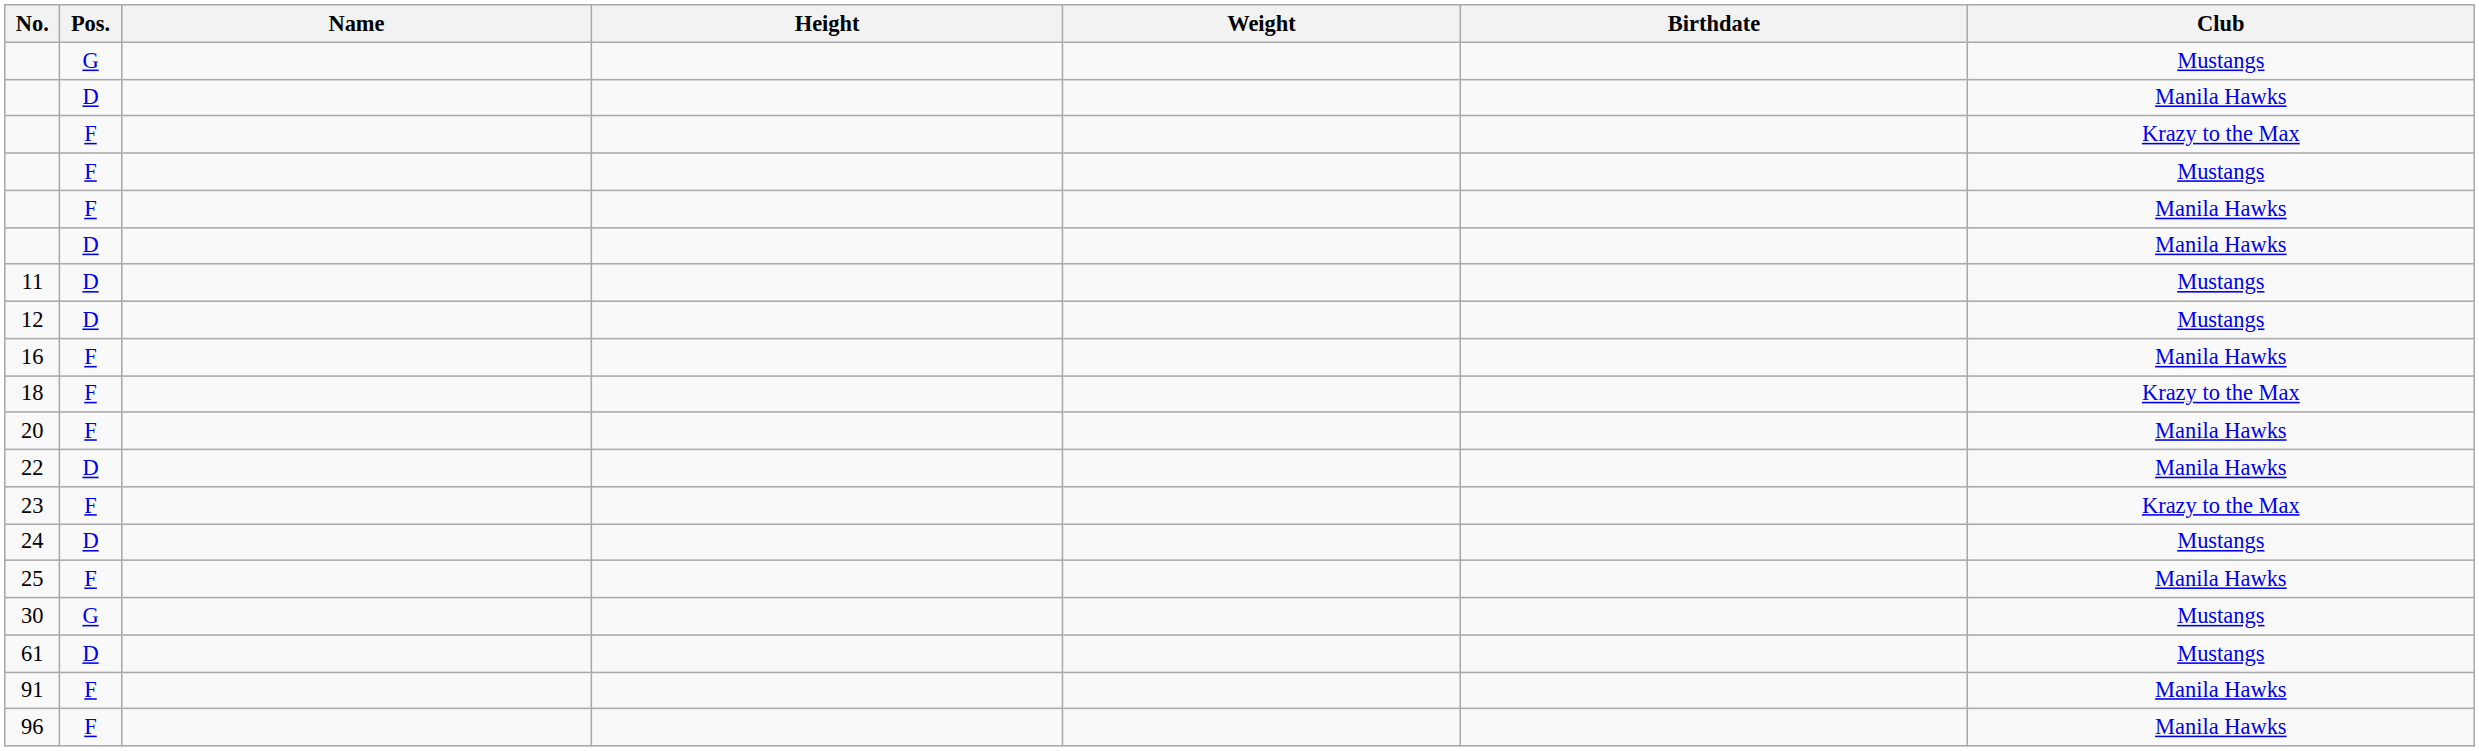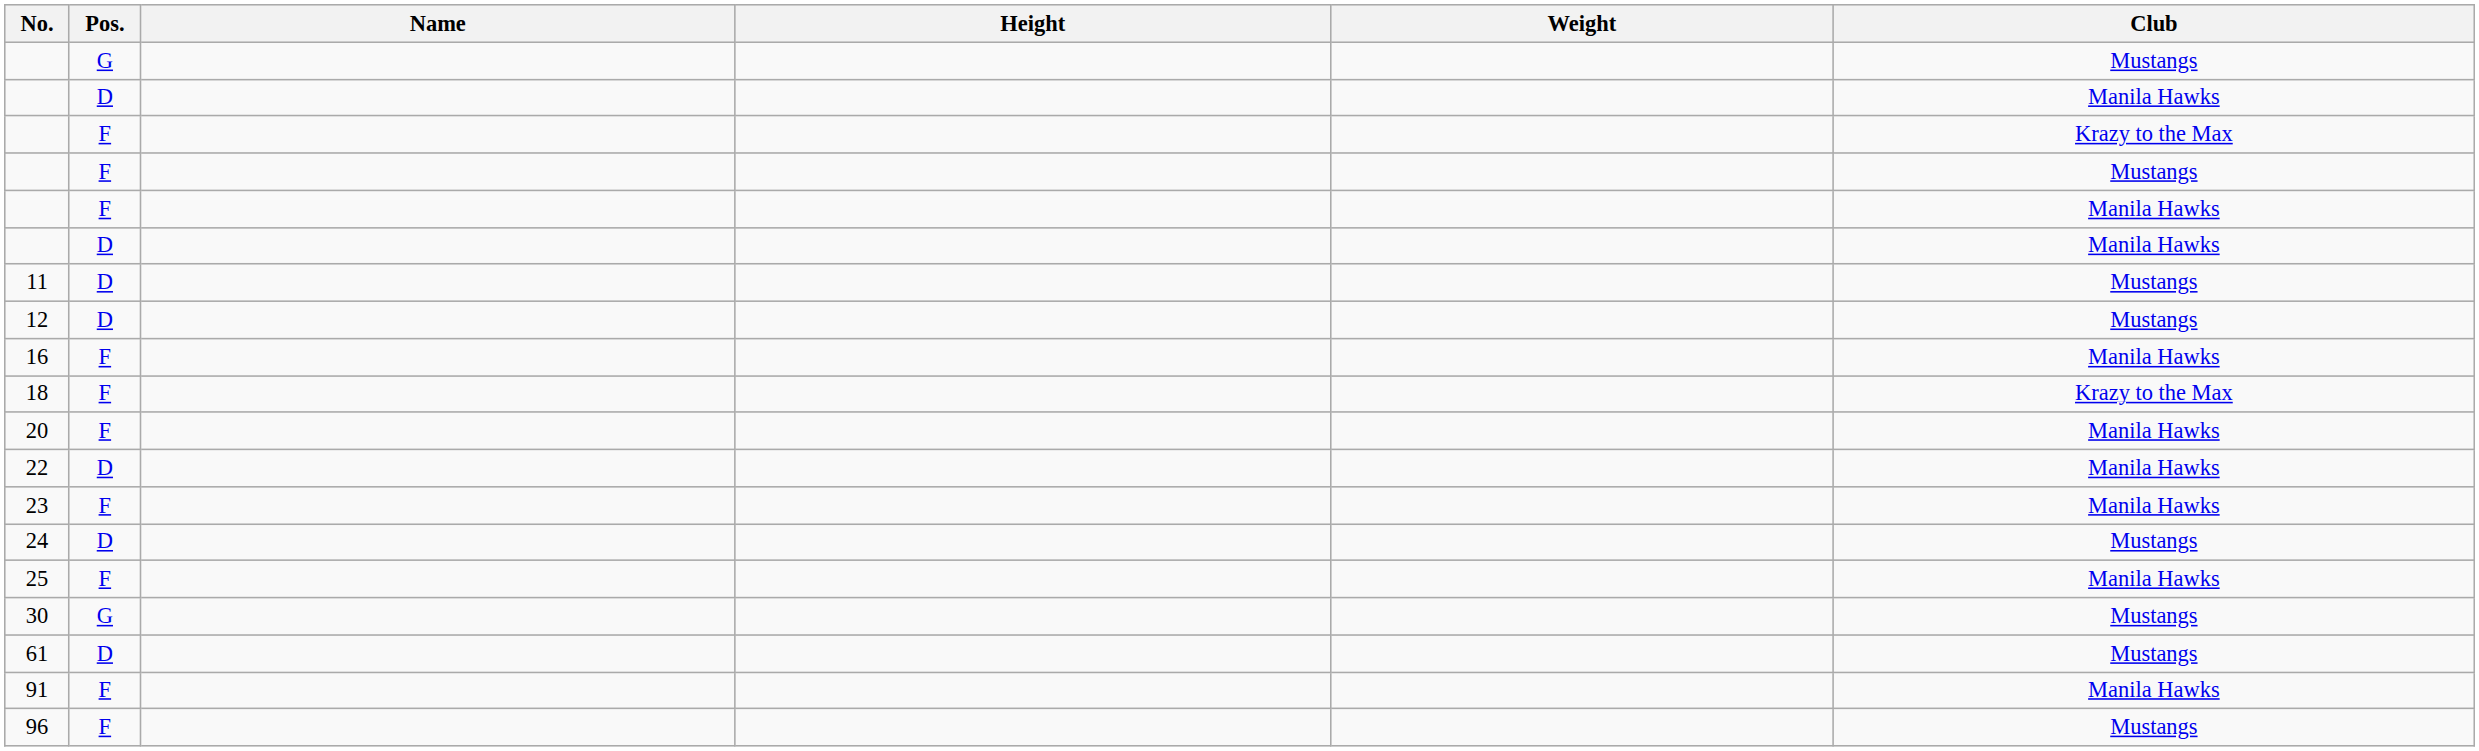- column: (1714, 23)
(2221, 505) Krazy to the Max -> (2154, 505) Manila Hawks
(2221, 727) Manila Hawks -> (2154, 727) Mustangs
